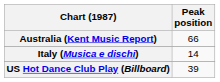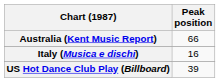(193, 54) 14 -> (193, 54) 16
